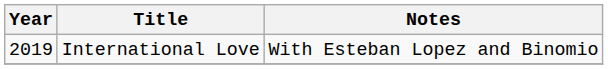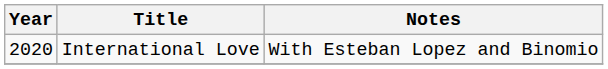(31, 50) 2019 -> (31, 50) 2020
